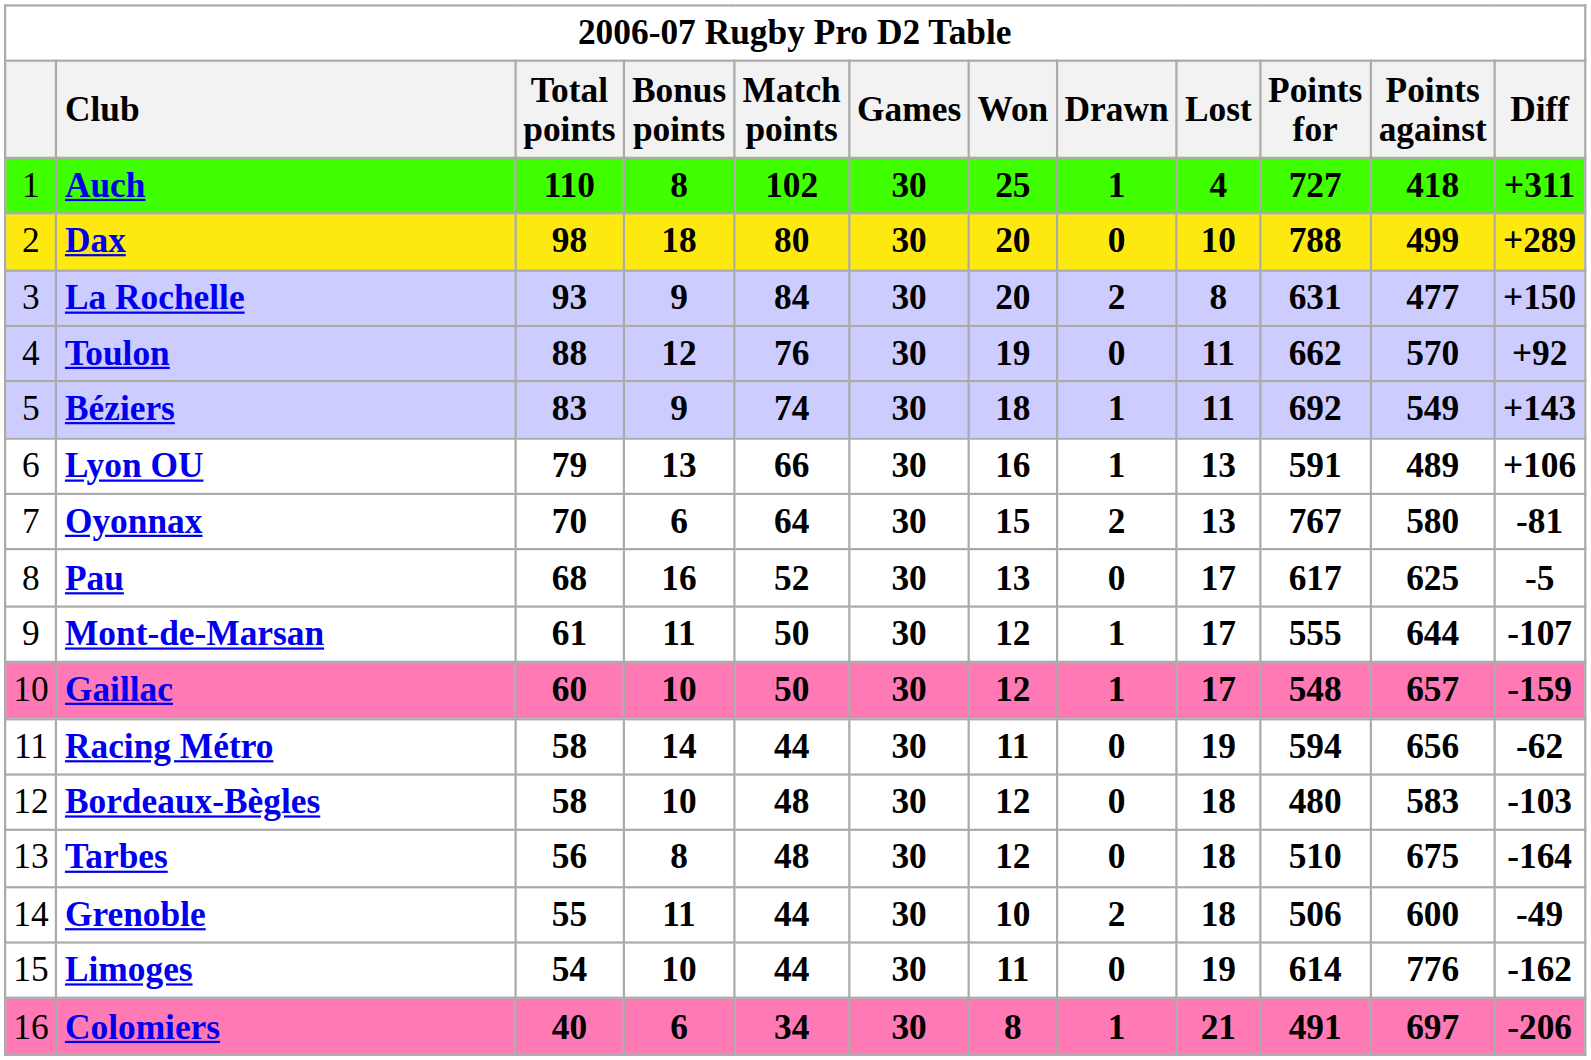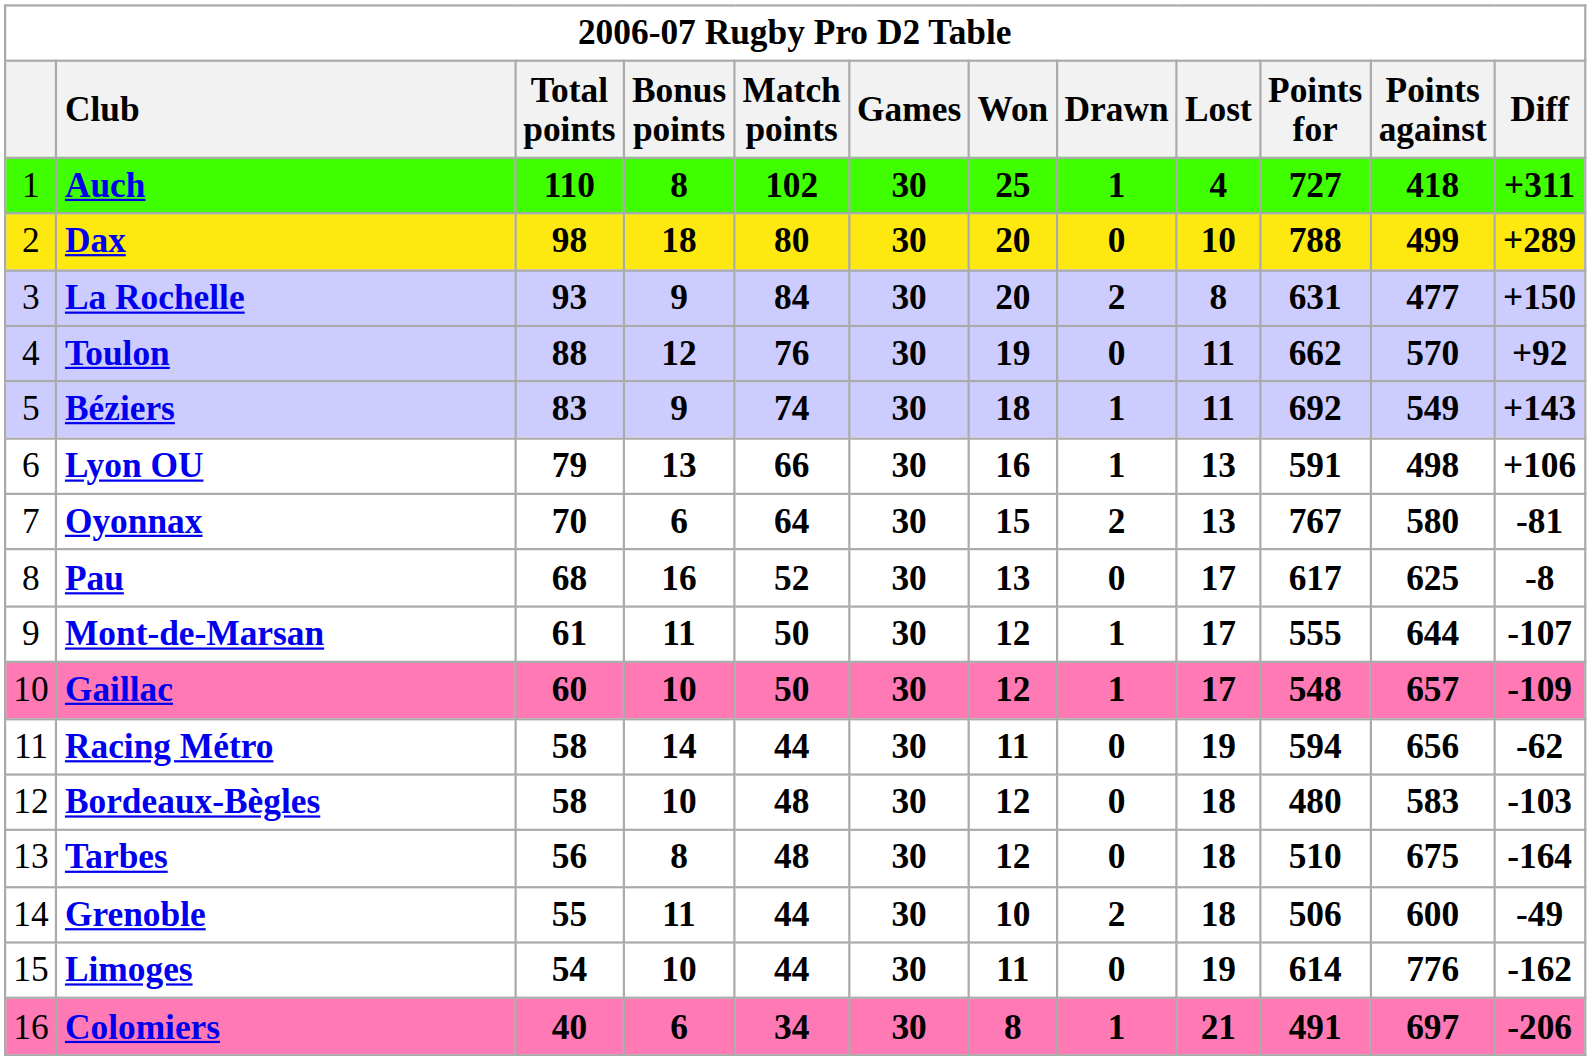(1433, 465) 489 -> (1433, 465) 498
(1540, 577) -5 -> (1540, 577) -8
(1540, 689) -159 -> (1540, 689) -109
